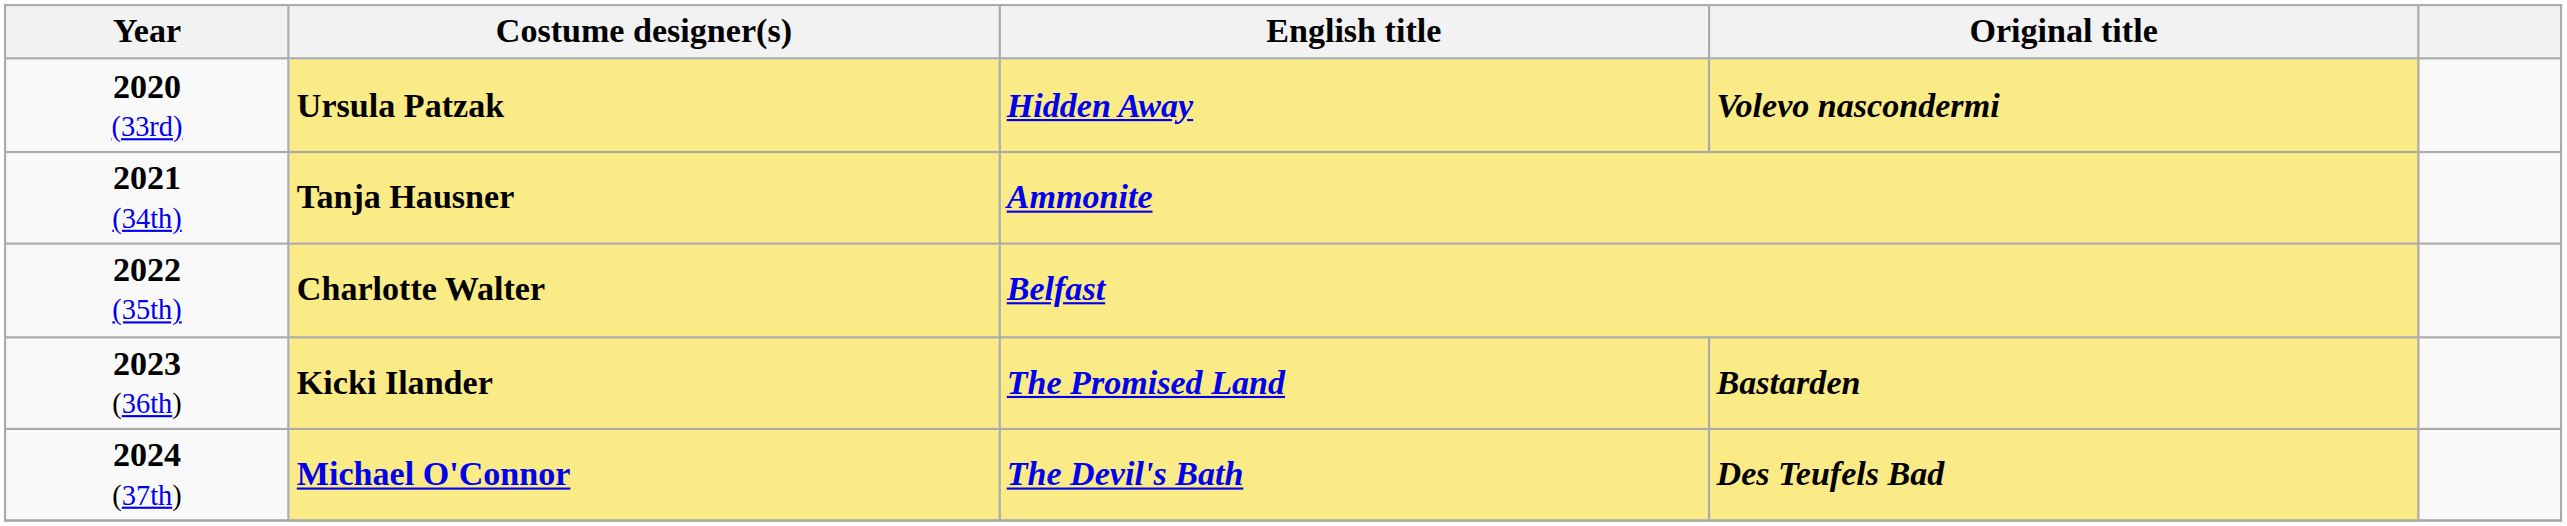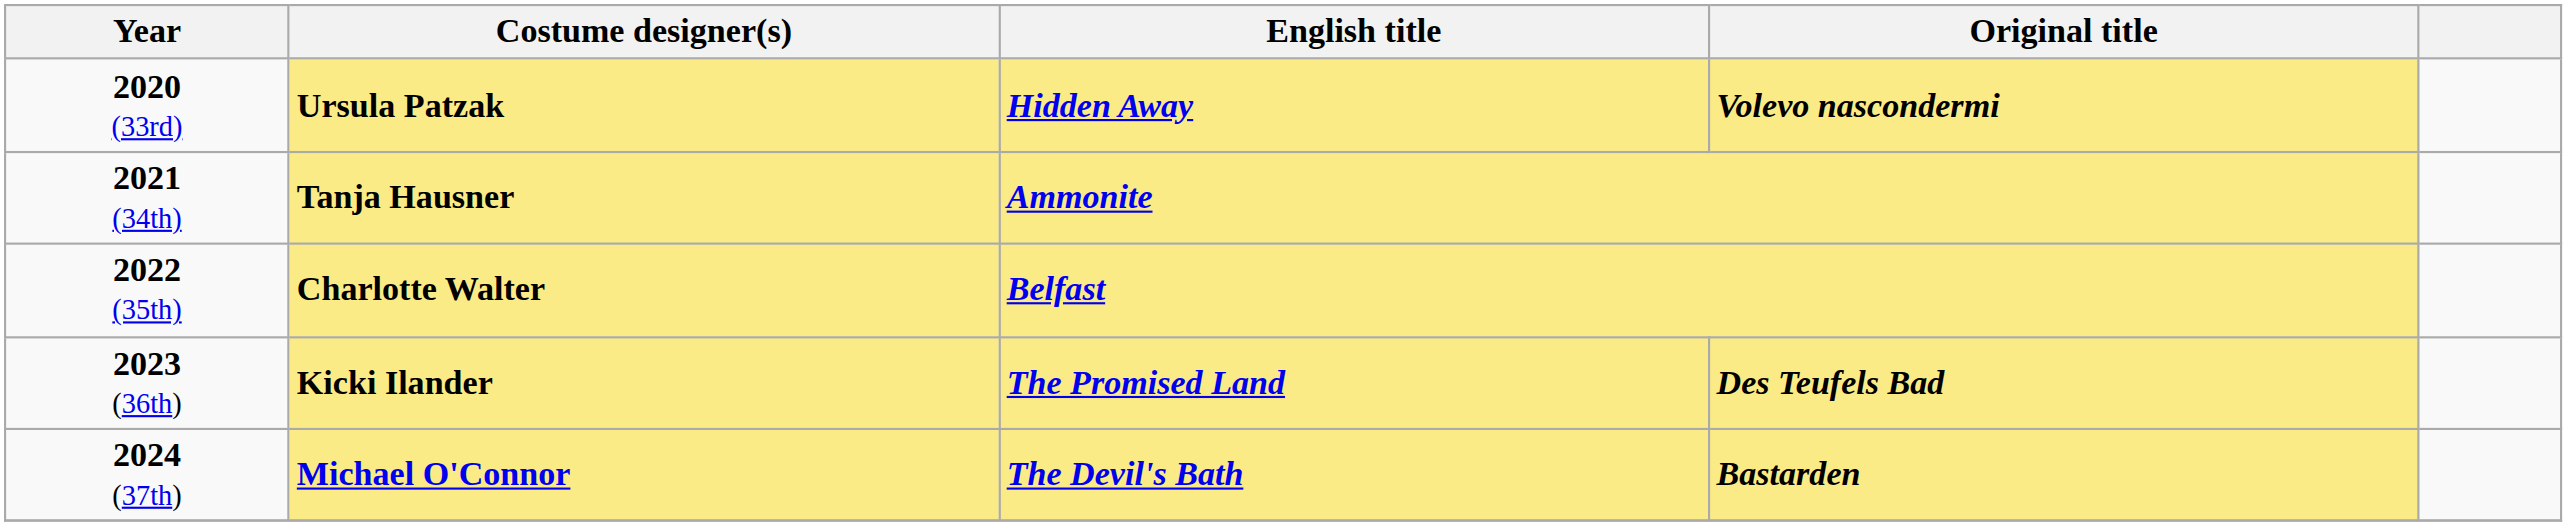(1789, 381) Bastarden -> (1830, 381) Des Teufels Bad
(1830, 474) Des Teufels Bad -> (1789, 474) Bastarden
